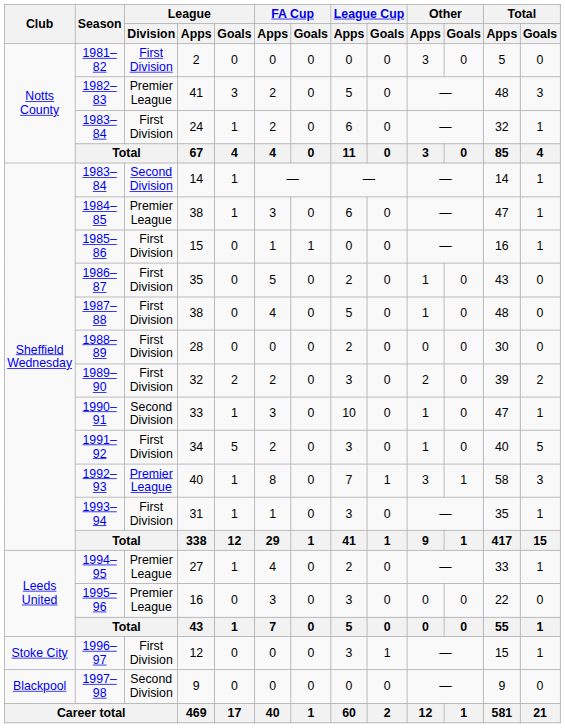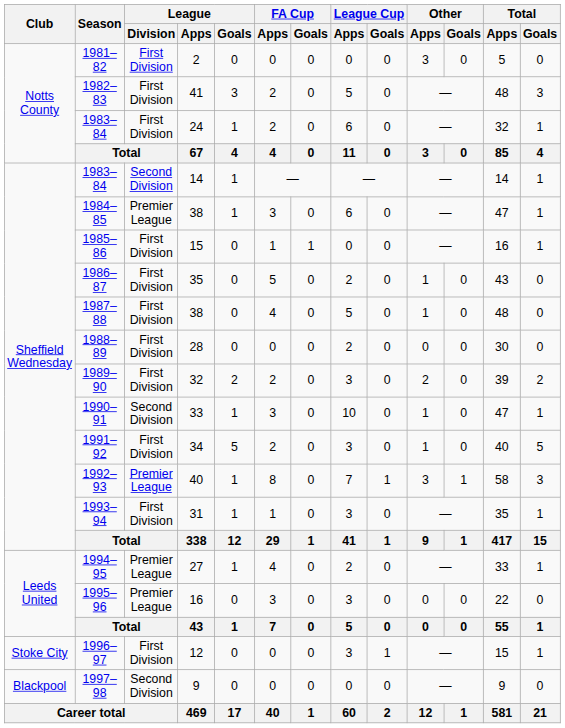(151, 93) Premier League -> (151, 93) First Division
